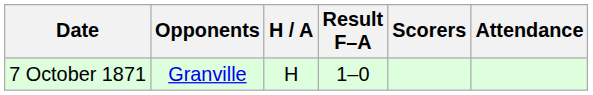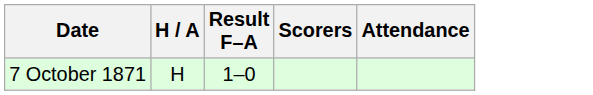- column: (207, 31)
